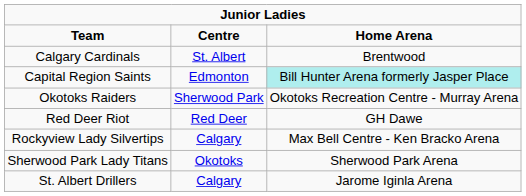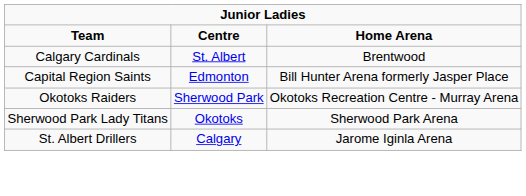(394, 77) paleturquoise background -> (394, 77) no background
- row: (88, 118)
- row: (88, 139)
